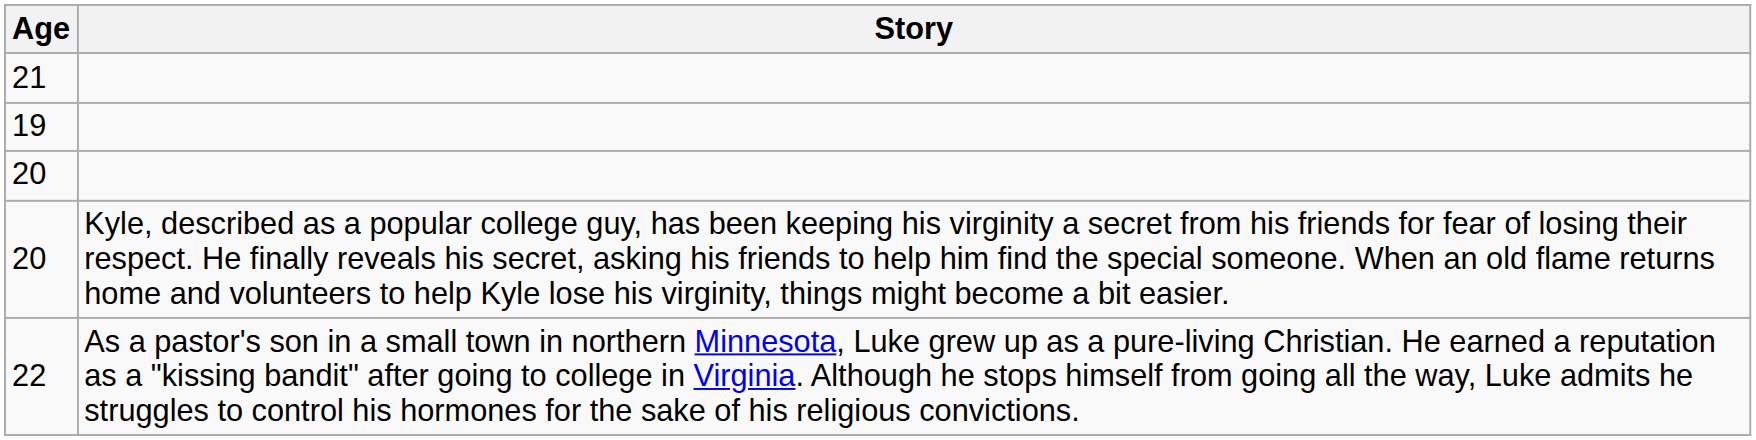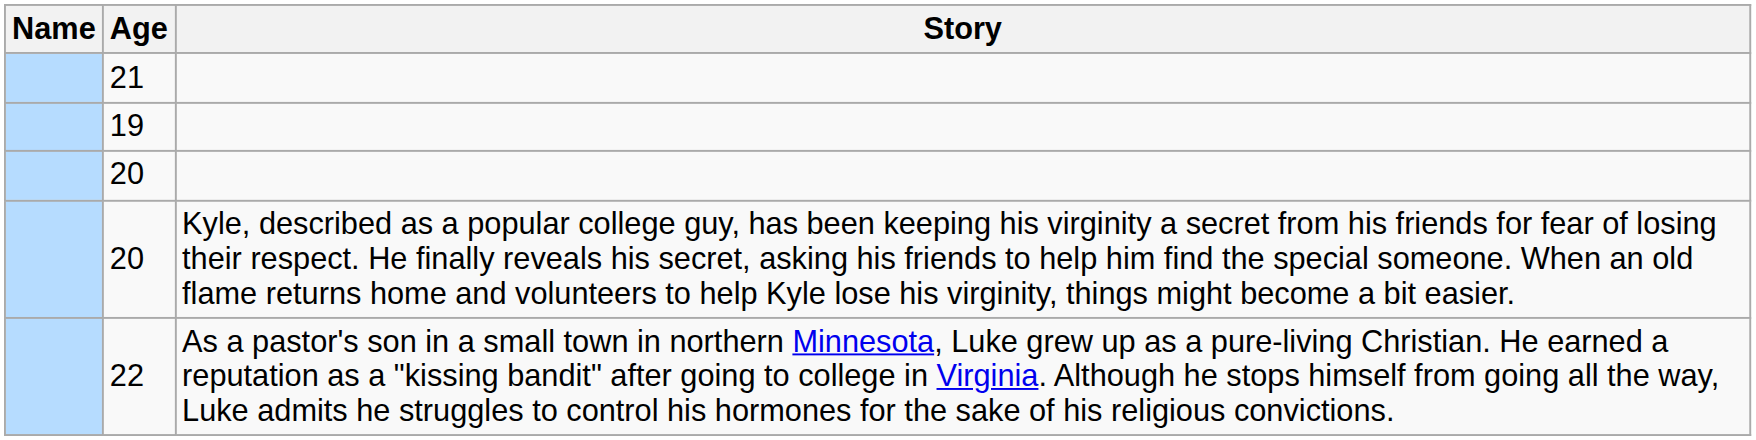+ column: (54, 28)
